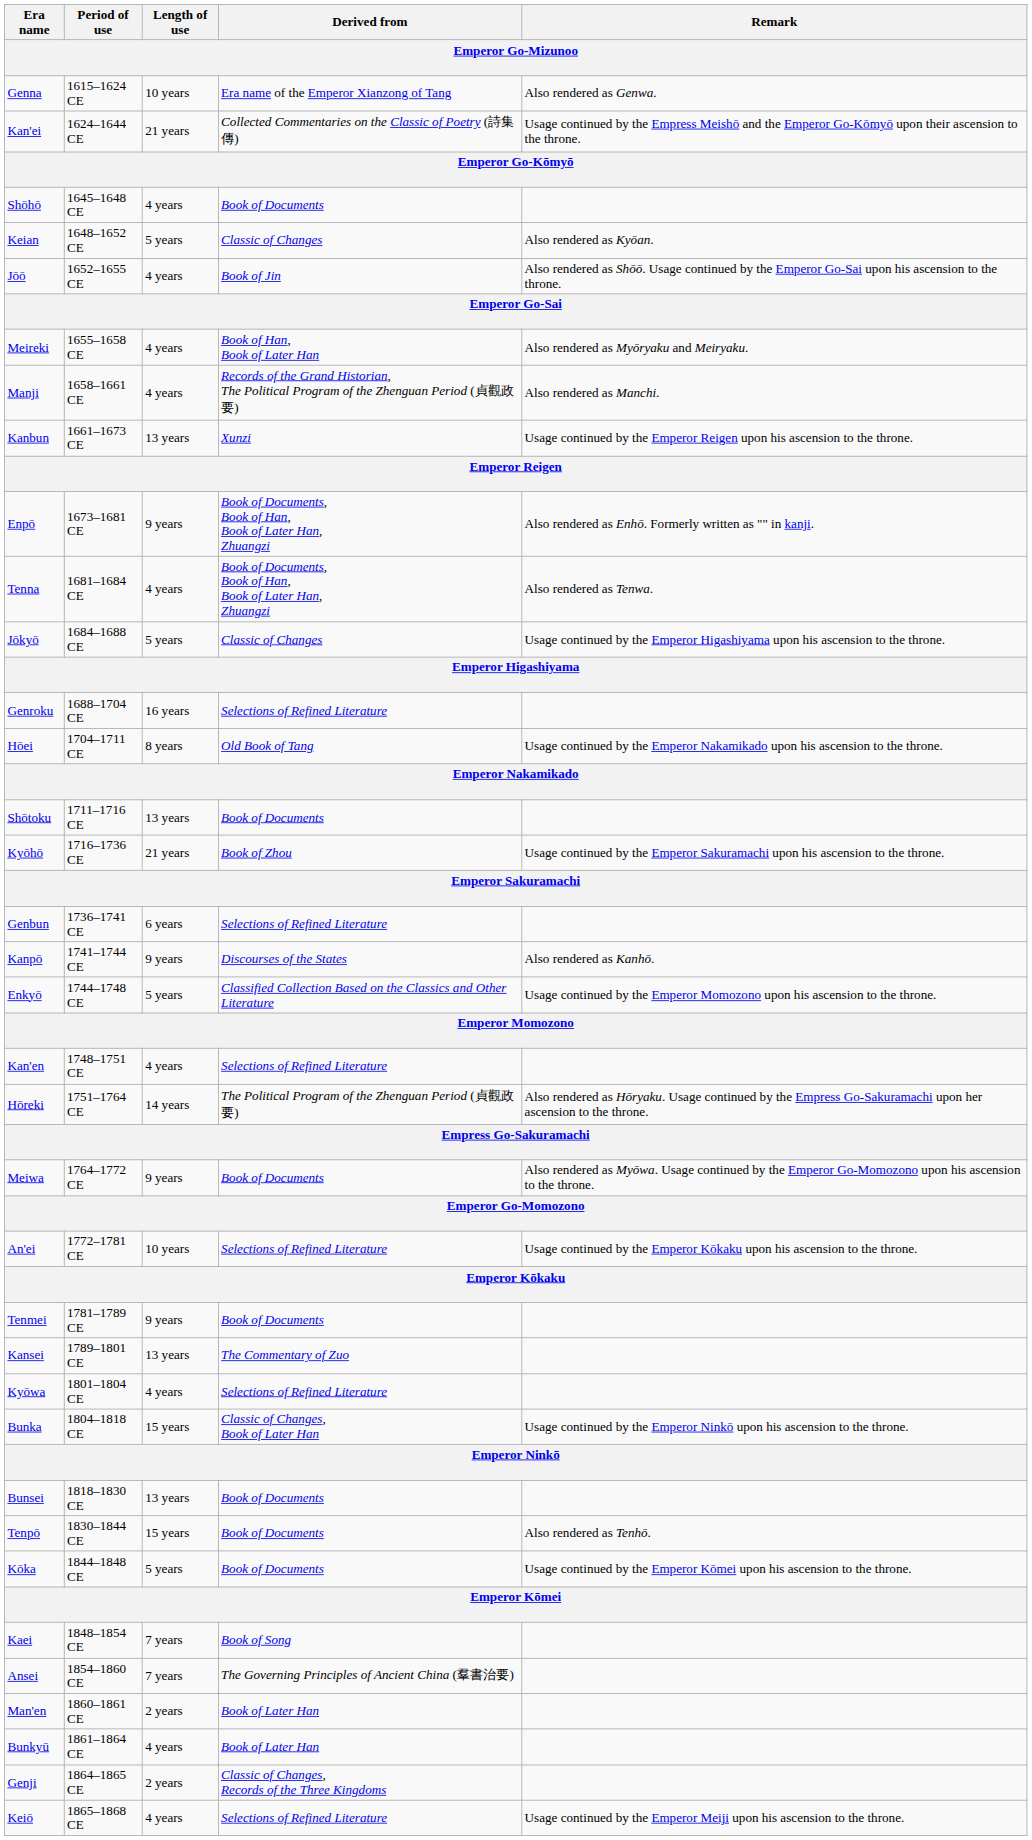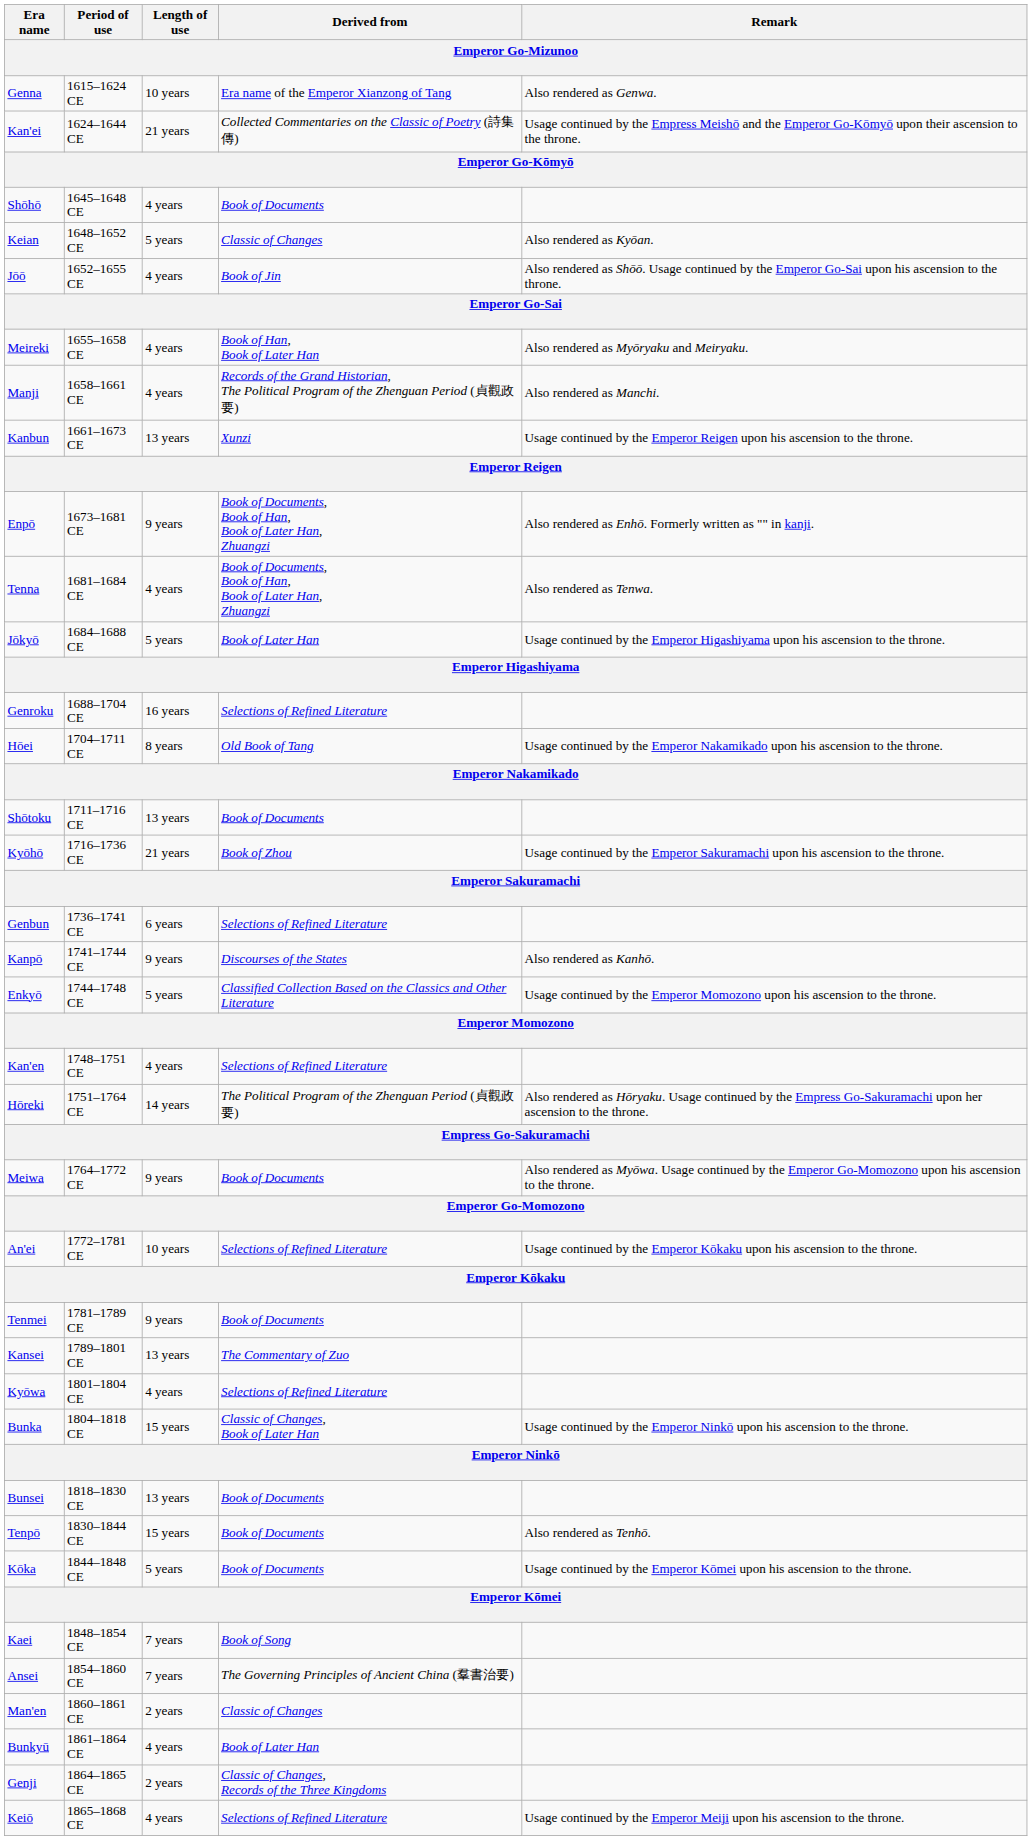(272, 639) Classic of Changes -> (270, 639) Book of Later Han
(270, 1711) Book of Later Han -> (272, 1711) Classic of Changes
